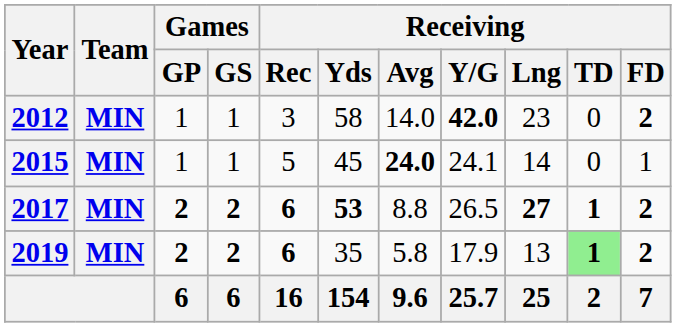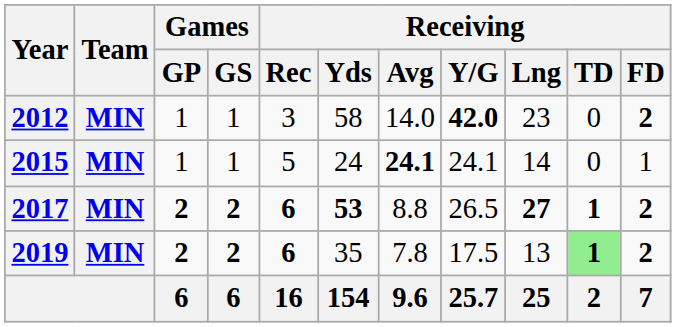(348, 162) 45 -> (348, 162) 24
(410, 162) 24.0 -> (410, 162) 24.1
(410, 252) 5.8 -> (410, 252) 7.8
(473, 252) 17.9 -> (473, 252) 17.5
